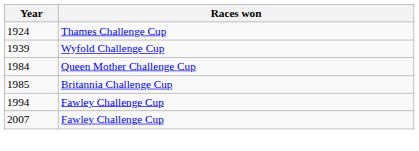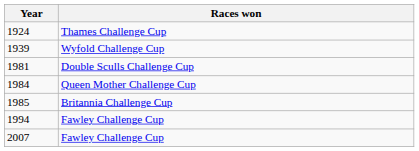+ row: (18, 66)
